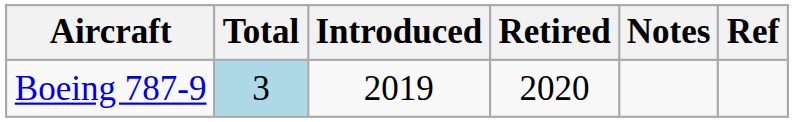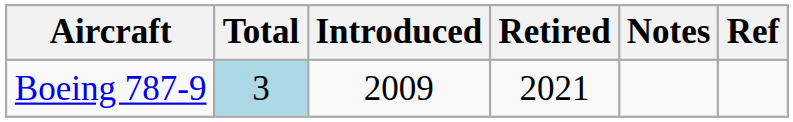(399, 87) 2019 -> (399, 87) 2009
(555, 87) 2020 -> (555, 87) 2021
